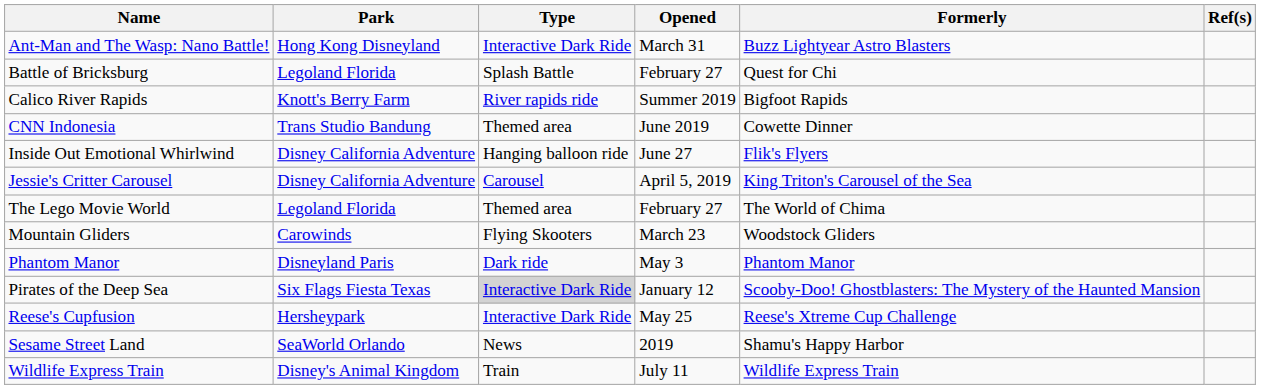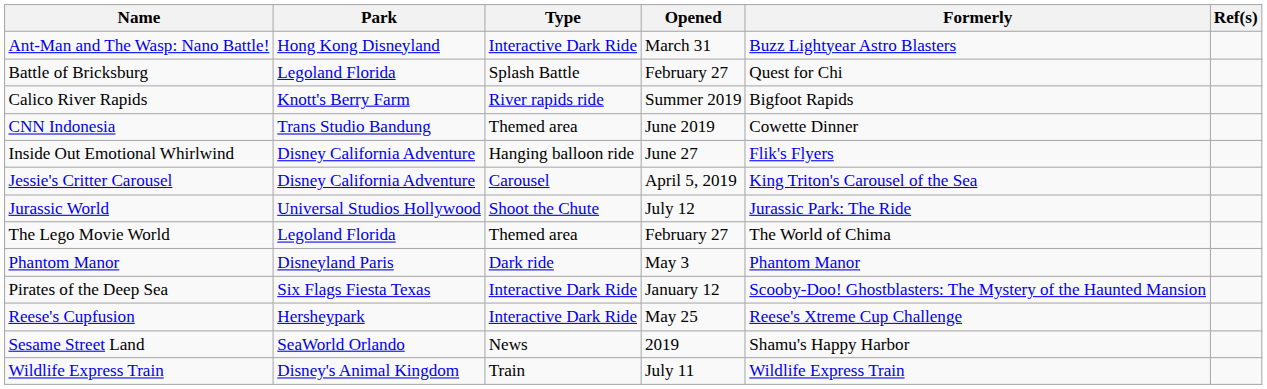+ row: (59, 208)
- row: (69, 235)
(557, 289) lightgrey background -> (563, 289) no background
